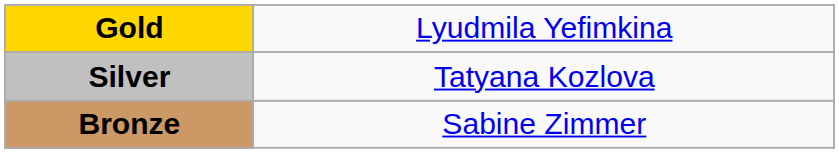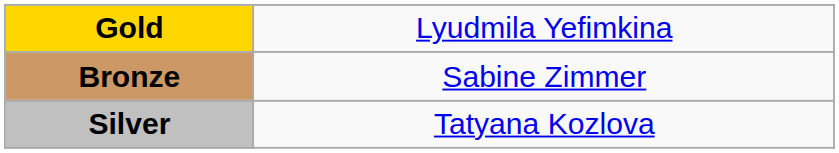rows swapped: (129, 76) <-> (129, 123)
